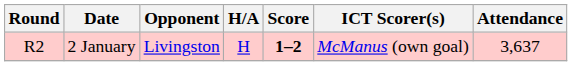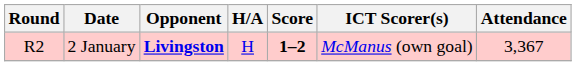(182, 46) normal -> (184, 46) bold
(520, 46) 3,637 -> (524, 46) 3,367
